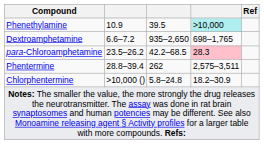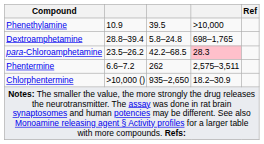(208, 25) paleturquoise background -> (208, 25) no background
(120, 39) 6.6–7.2 -> (125, 39) 28.8–39.4
(169, 39) 935–2,650 -> (165, 39) 5.8–24.8
(125, 66) 28.8–39.4 -> (120, 66) 6.6–7.2
(165, 80) 5.8–24.8 -> (169, 80) 935–2,650
